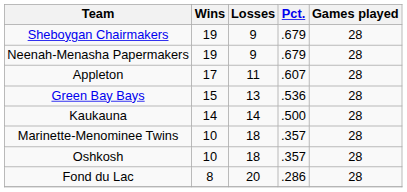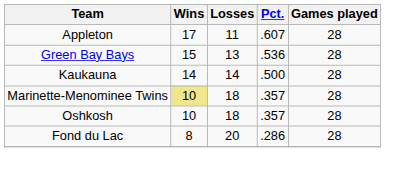- row: (98, 34)
- row: (98, 55)
(210, 136) no background -> (189, 95) khaki background
